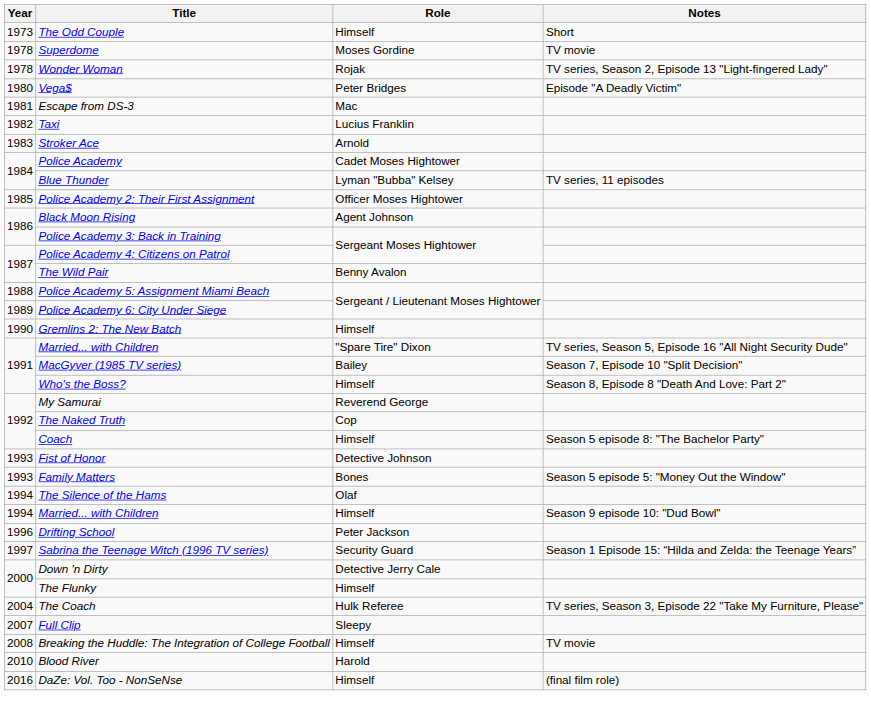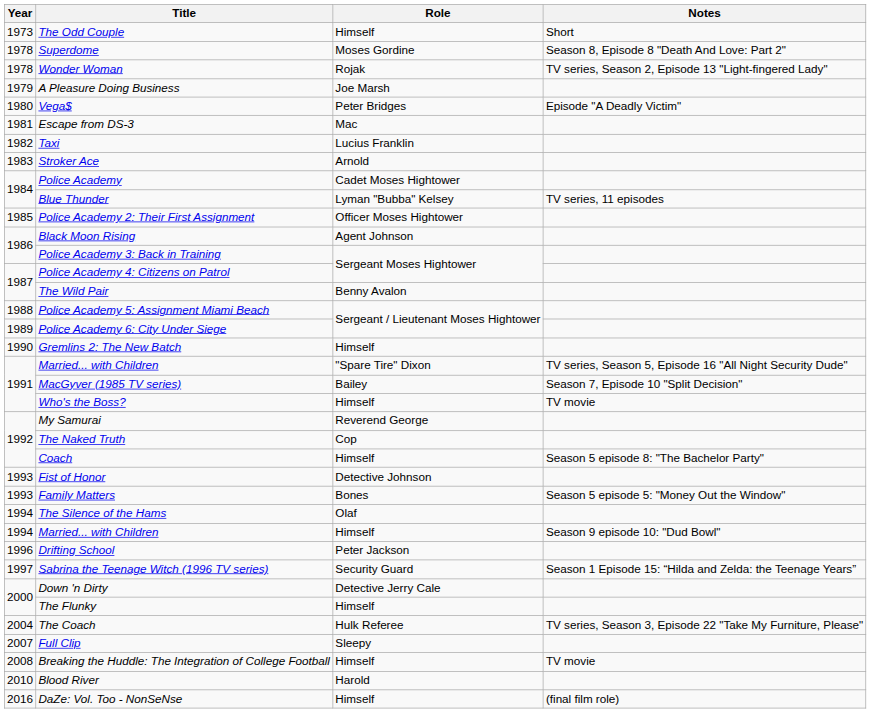(571, 50) TV movie -> (666, 50) Season 8, Episode 8 "Death And Love: Part 2"
+ row: (109, 87)
(666, 384) Season 8, Episode 8 "Death And Love: Part 2" -> (571, 402) TV movie
